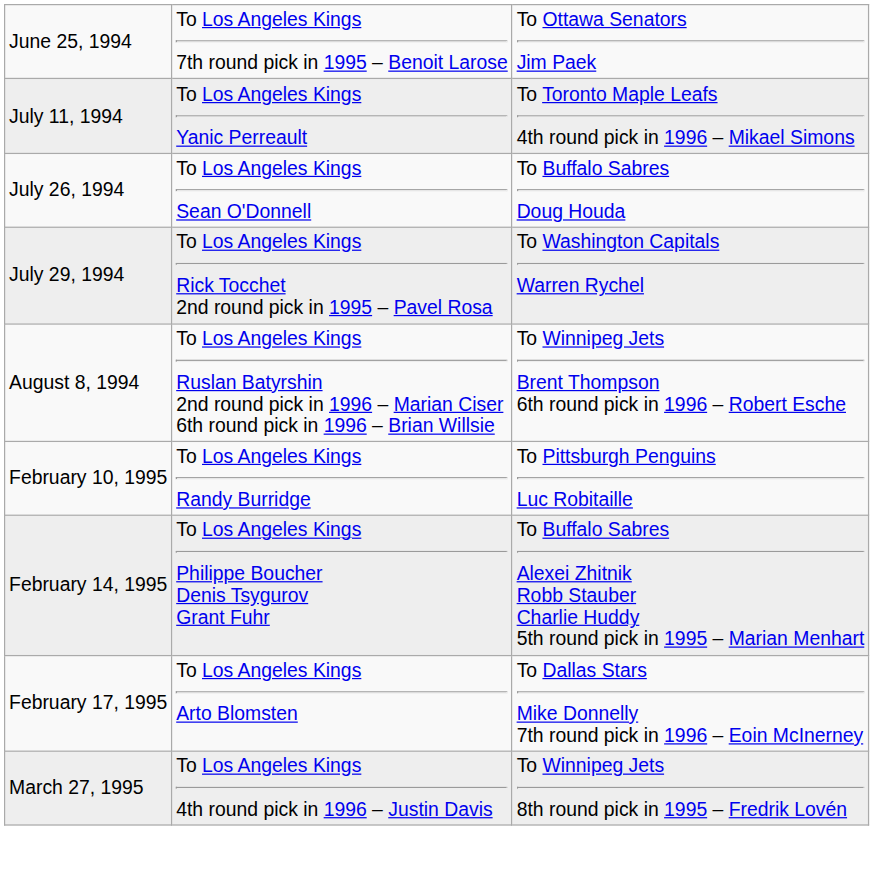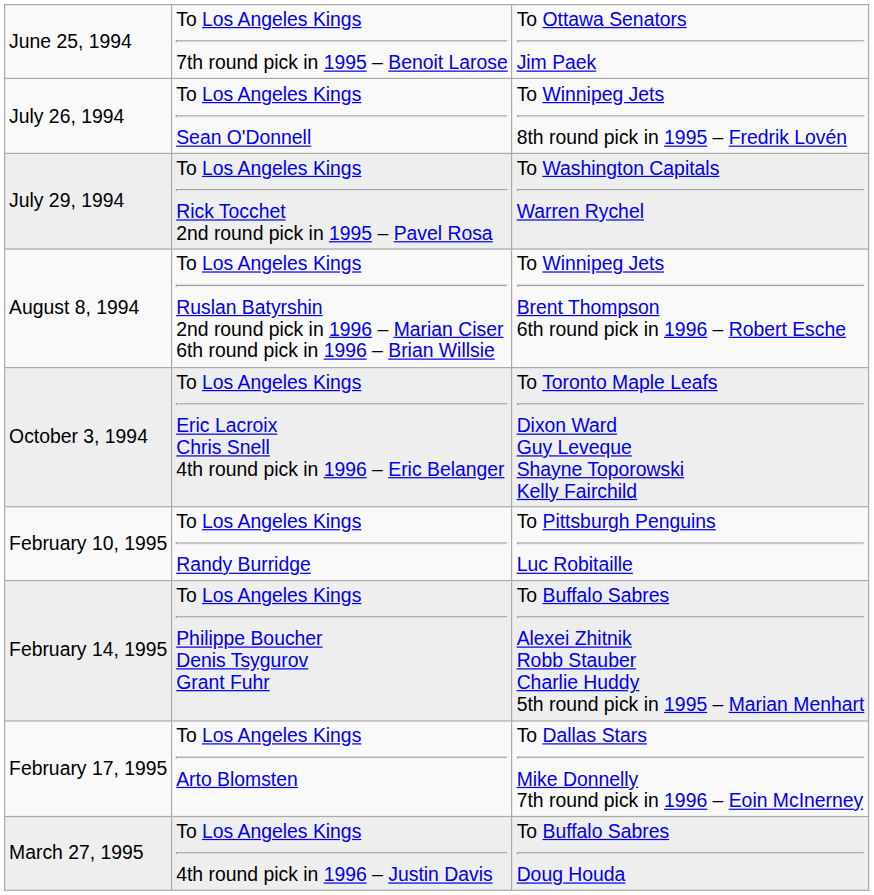- row: (66, 115)
(690, 190) To Buffalo Sabres Doug Houda -> (690, 115) To Winnipeg Jets 8th round pick in 1995 – Fredrik Lovén
+ row: (78, 436)
(690, 788) To Winnipeg Jets 8th round pick in 1995 – Fredrik Lovén -> (690, 853) To Buffalo Sabres Doug Houda
